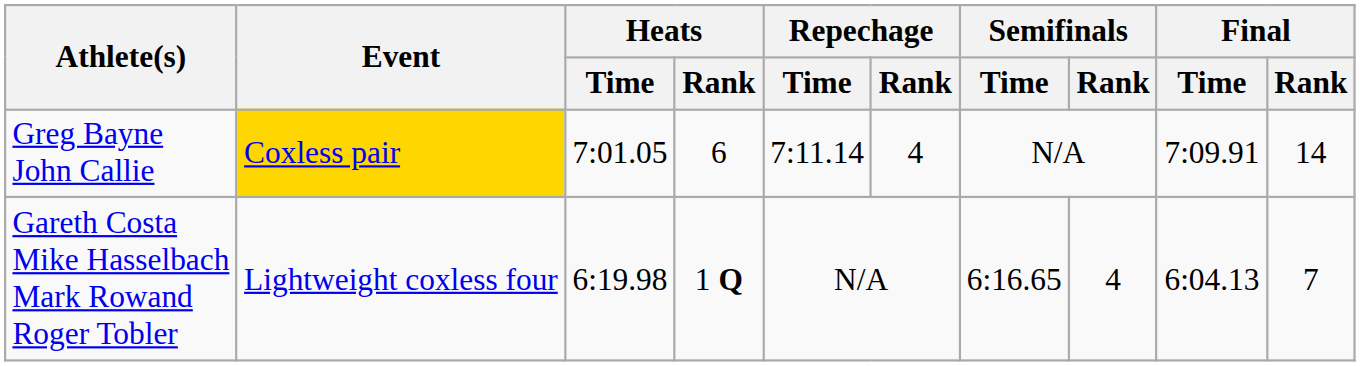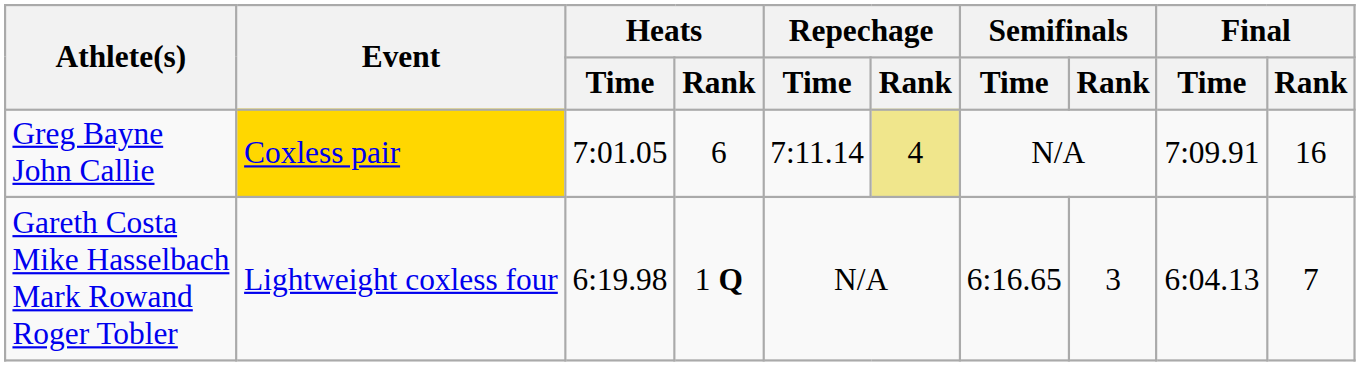(915, 152) no background -> (915, 152) khaki background
(1311, 152) 14 -> (1311, 152) 16
(1113, 278) 4 -> (1113, 278) 3
